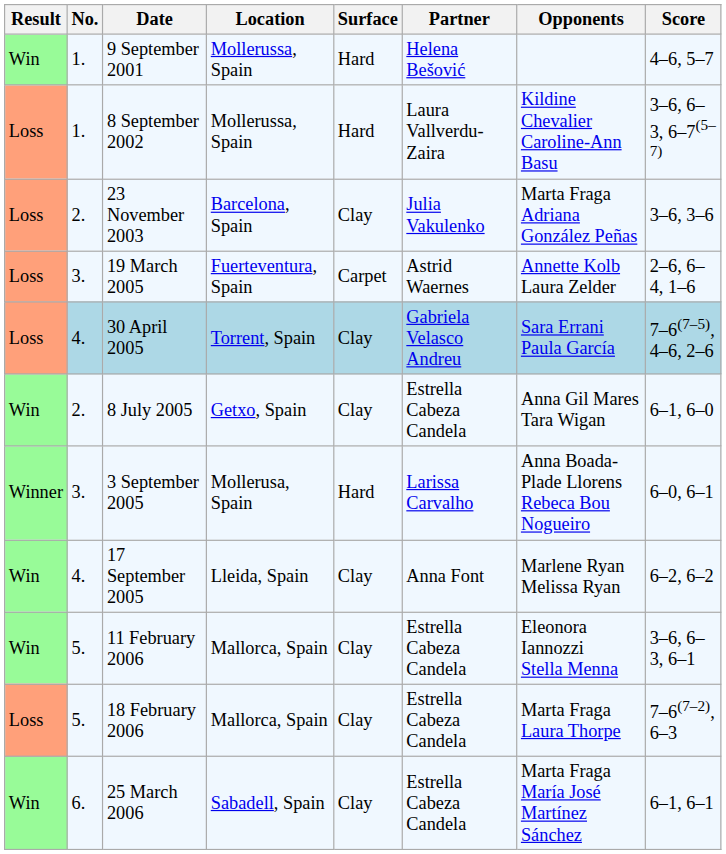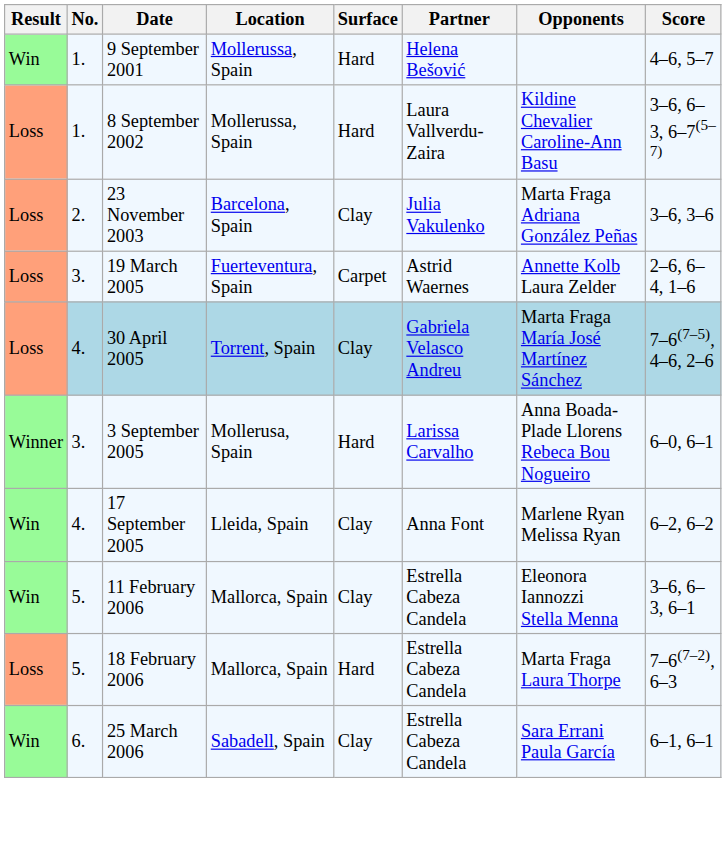(568, 337) Sara Errani Paula García -> (566, 348) Marta Fraga María José Martínez Sánchez
- row: (150, 409)
(355, 719) Clay -> (356, 668) Hard
(566, 802) Marta Fraga María José Martínez Sánchez -> (568, 740) Sara Errani Paula García
